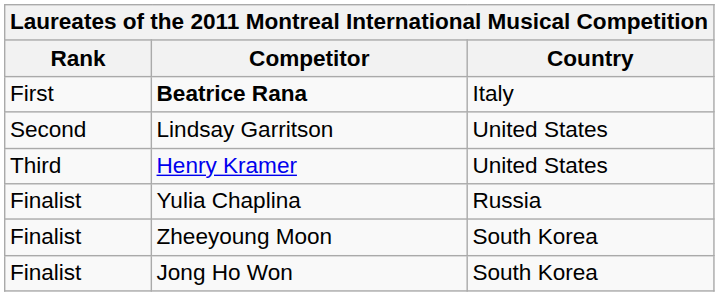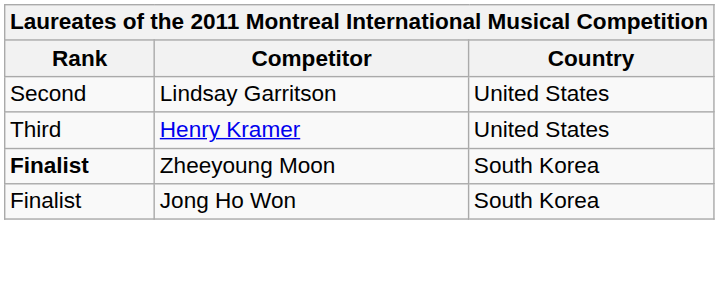- row: (232, 93)
- row: (229, 201)
(46, 237) normal -> (49, 165) bold
